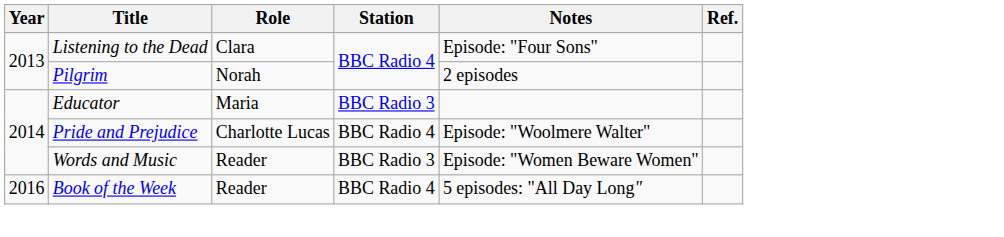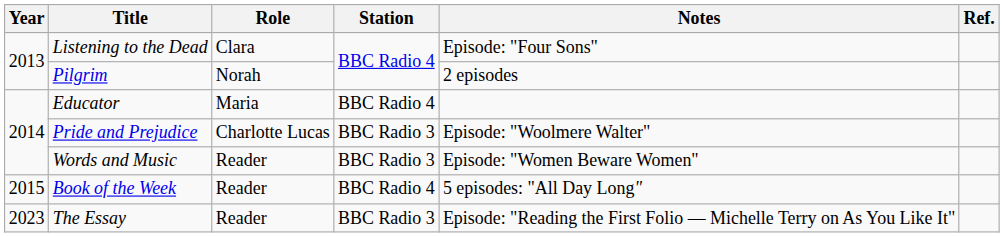(386, 103) BBC Radio 3 -> (386, 103) BBC Radio 4
(386, 132) BBC Radio 4 -> (386, 132) BBC Radio 3
(27, 189) 2016 -> (27, 189) 2015
+ row: (89, 217)
